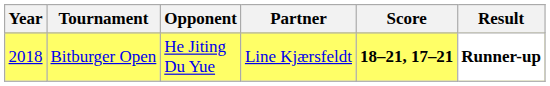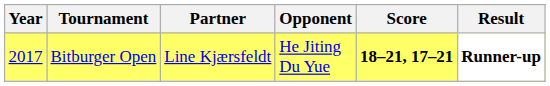columns swapped: (298, 18) <-> (201, 18)
(26, 56) 2018 -> (26, 56) 2017
